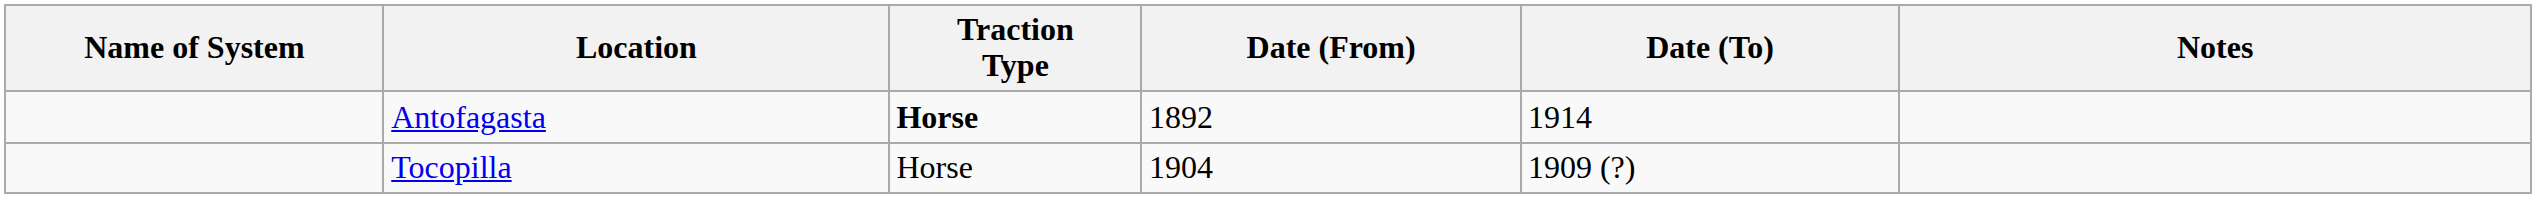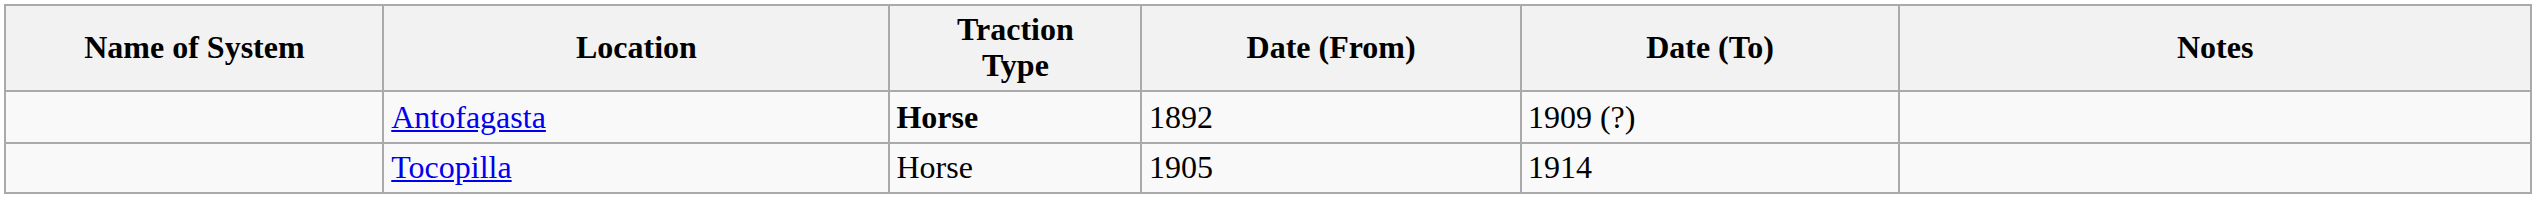(1560, 116) 1914 -> (1582, 116) 1909 (?)
(1181, 167) 1904 -> (1181, 167) 1905
(1582, 167) 1909 (?) -> (1560, 167) 1914
